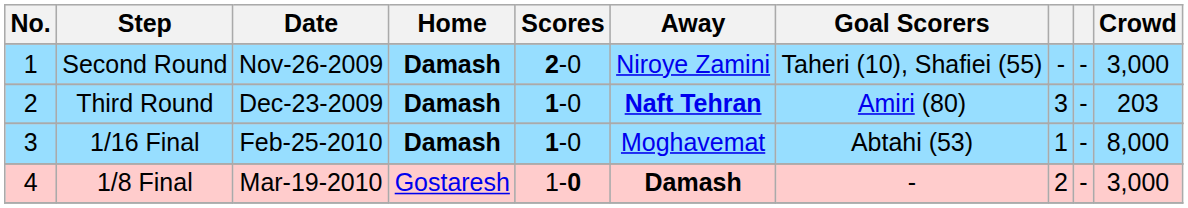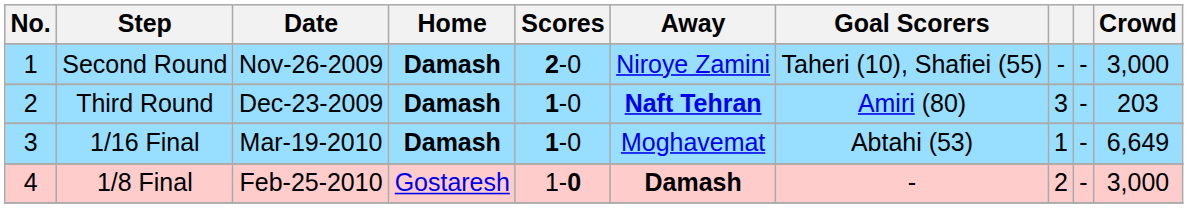(311, 143) Feb-25-2010 -> (311, 143) Mar-19-2010
(1138, 143) 8,000 -> (1138, 143) 6,649
(311, 182) Mar-19-2010 -> (311, 182) Feb-25-2010
